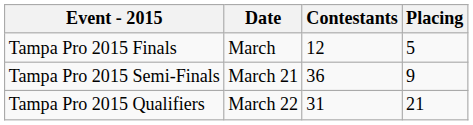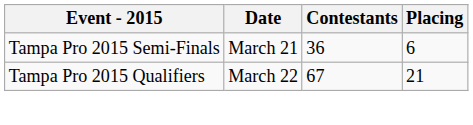- row: (93, 47)
(411, 76) 9 -> (411, 47) 6
(315, 104) 31 -> (315, 76) 67
